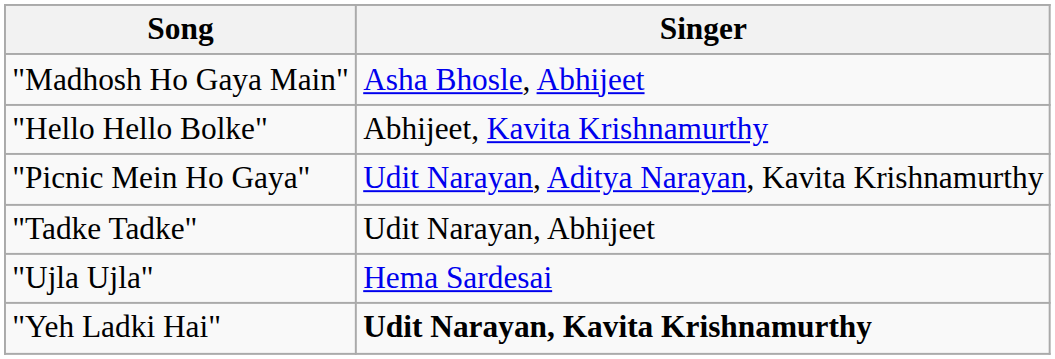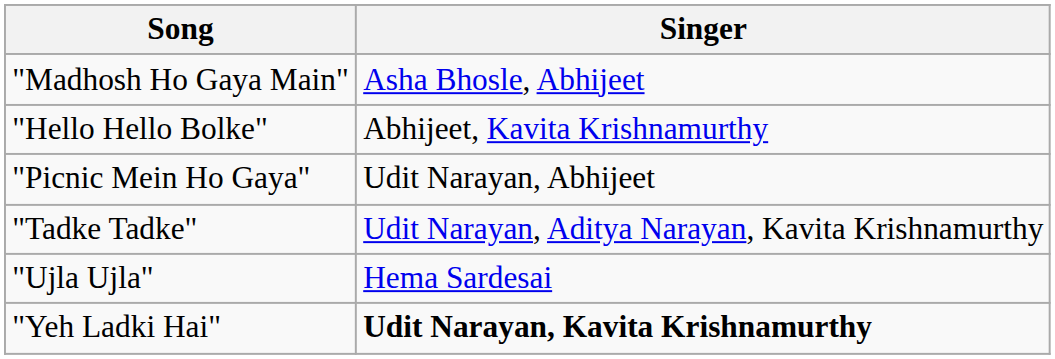(703, 178) Udit Narayan, Aditya Narayan, Kavita Krishnamurthy -> (509, 178) Udit Narayan, Abhijeet
(509, 228) Udit Narayan, Abhijeet -> (703, 228) Udit Narayan, Aditya Narayan, Kavita Krishnamurthy
